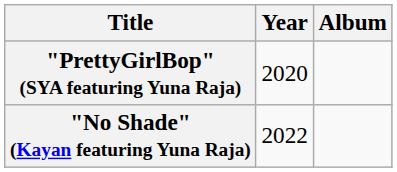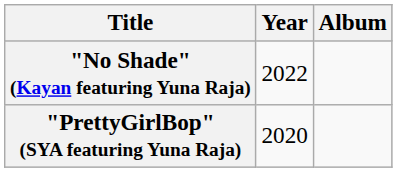rows swapped: (130, 72) <-> (130, 135)
